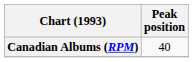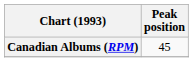(165, 47) 40 -> (165, 47) 45
